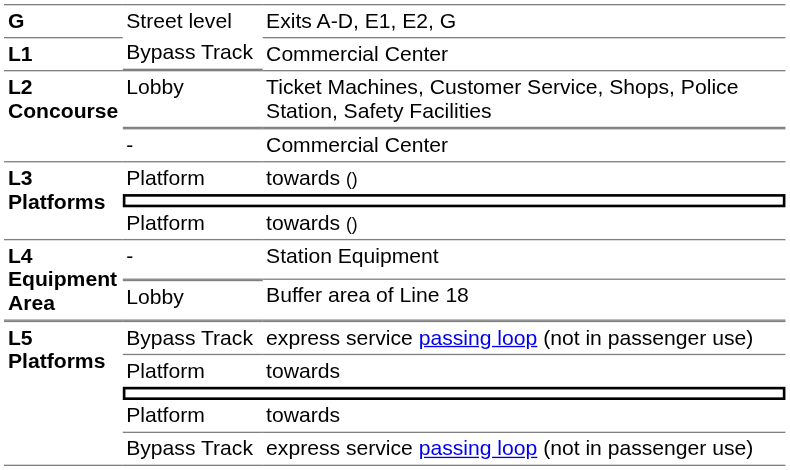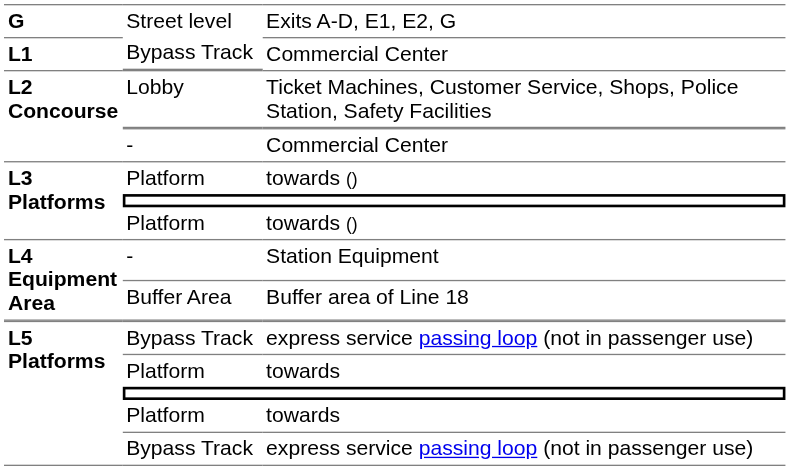(155, 296) Lobby -> (179, 296) Buffer Area
